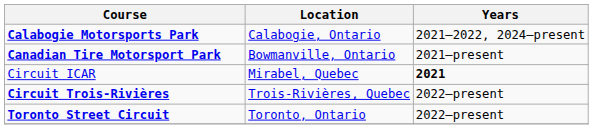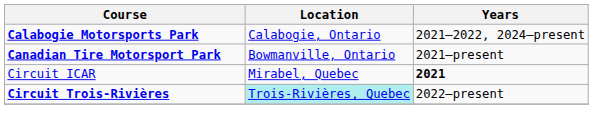(329, 94) no background -> (329, 94) paleturquoise background
- row: (88, 114)
